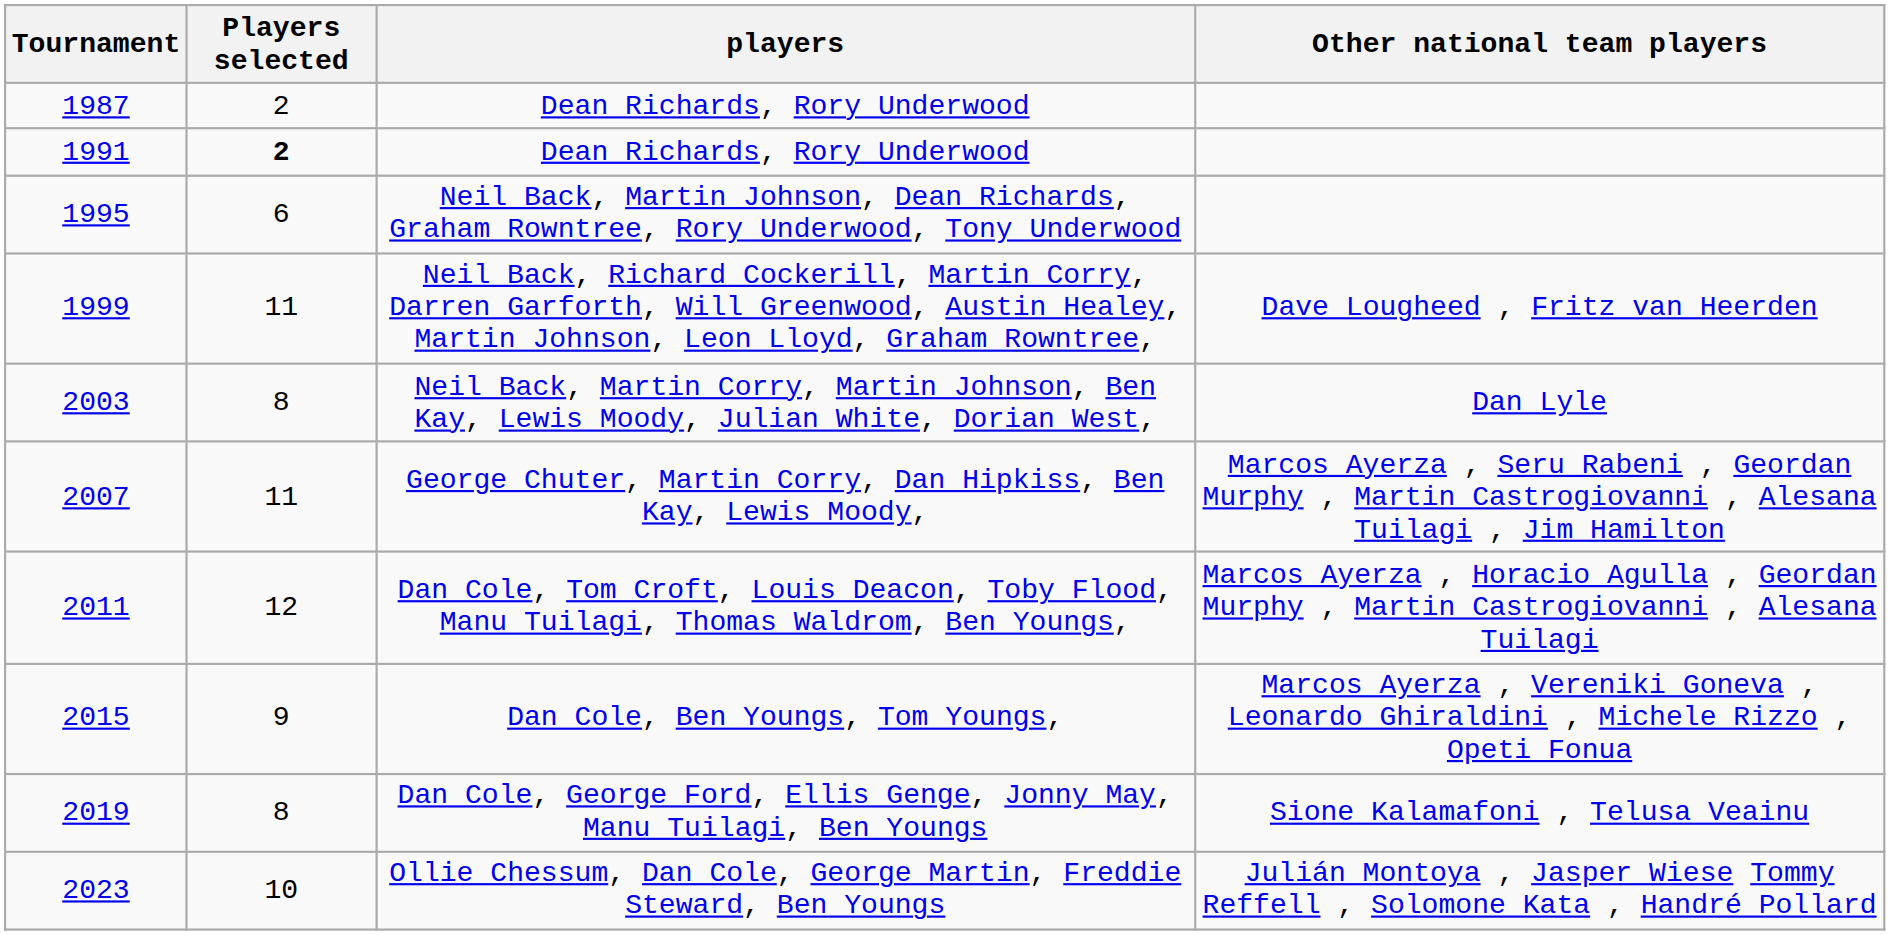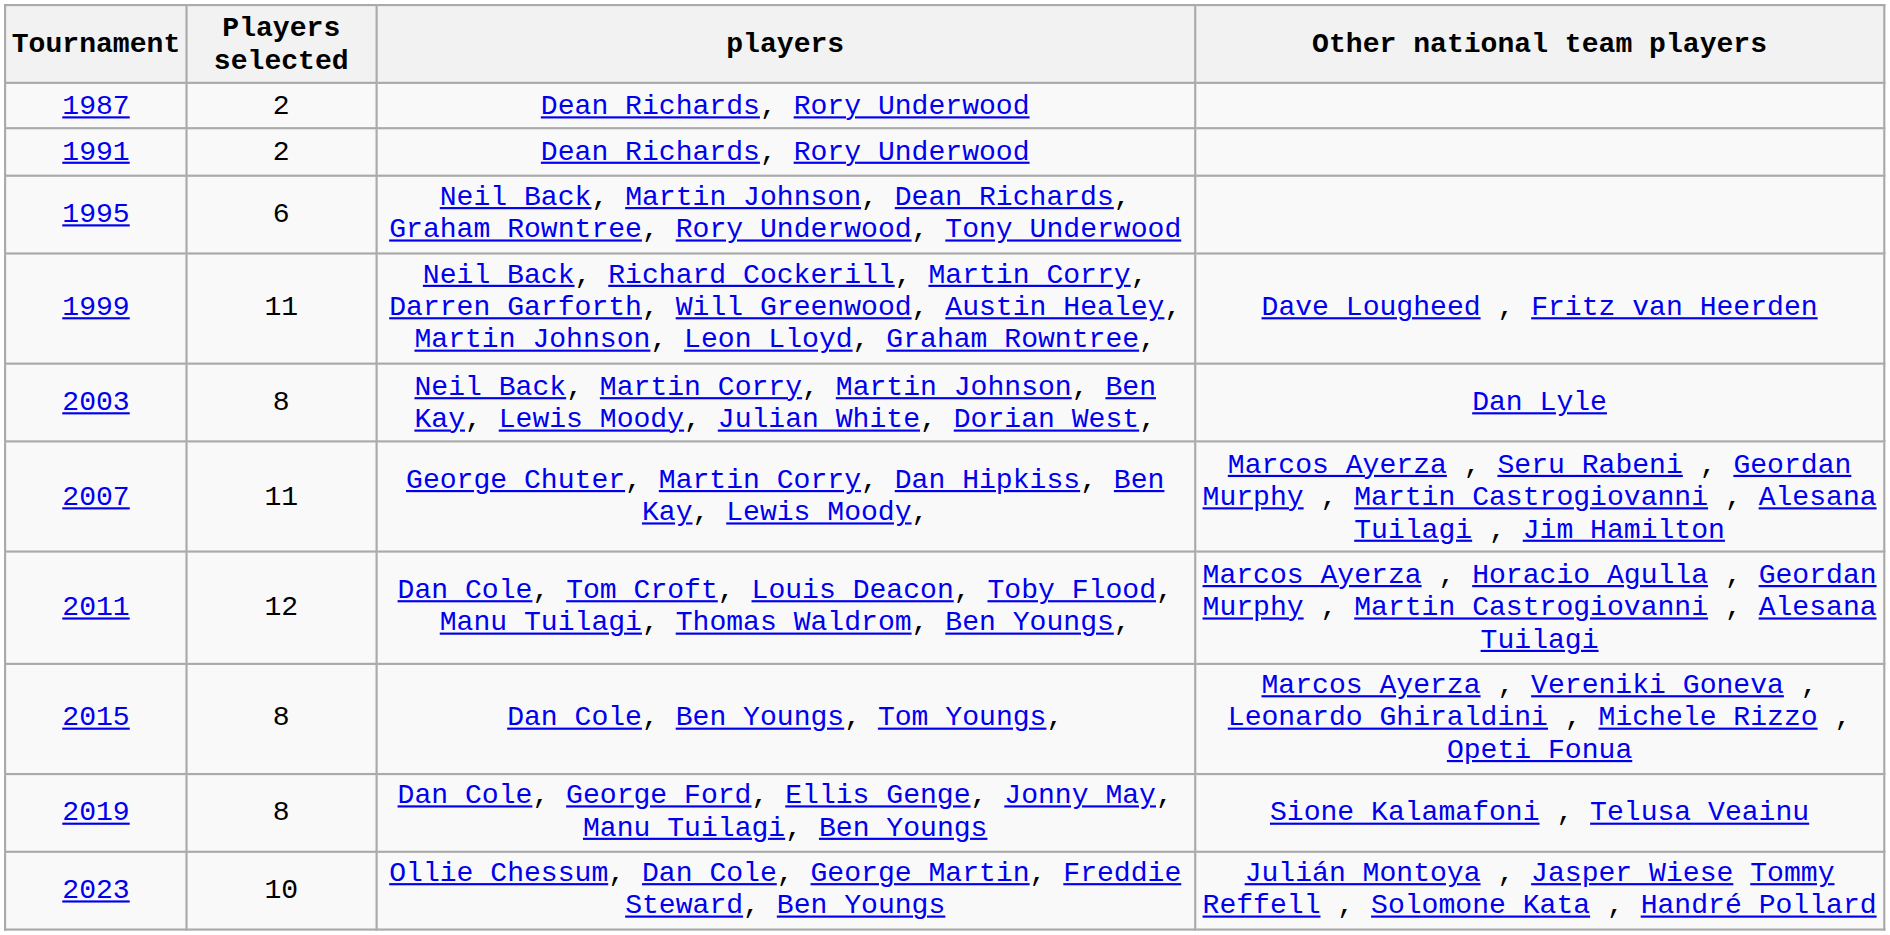(281, 152) bold -> (281, 152) normal
(281, 718) 9 -> (281, 718) 8
